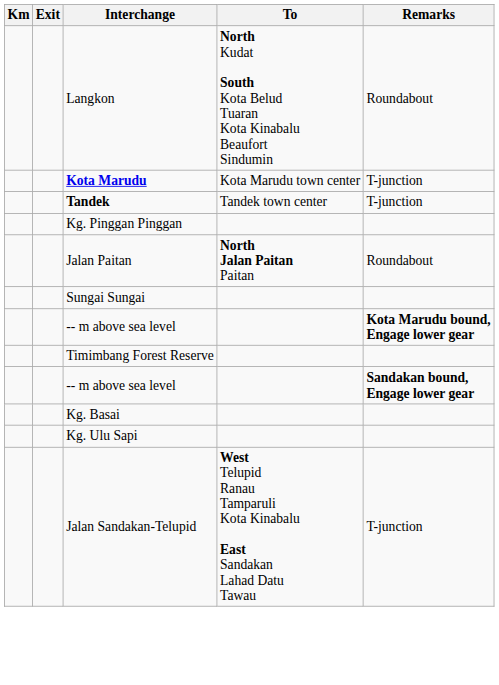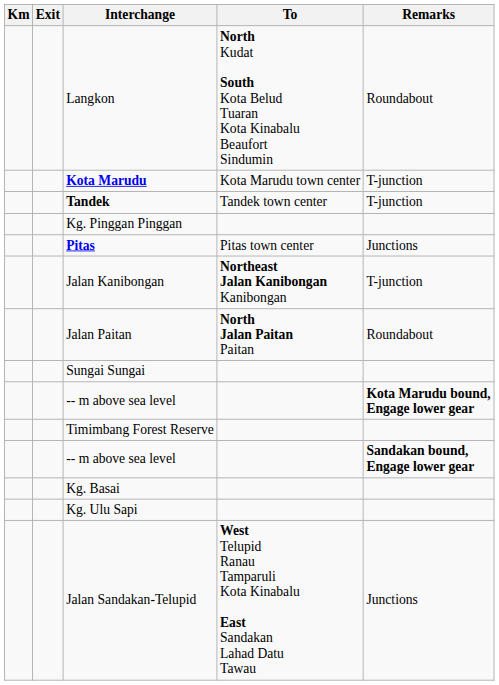+ row: (81, 245)
+ row: (115, 282)
(395, 526) T-junction -> (392, 600) Junctions
